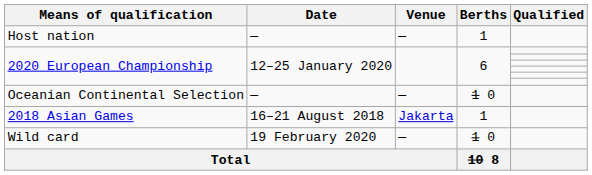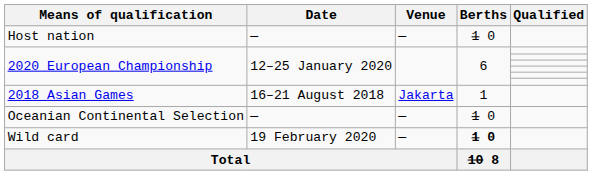(483, 37) 1 -> (483, 37) 1 0
rows swapped: (126, 95) <-> (71, 117)
(483, 138) normal -> (483, 138) bold
